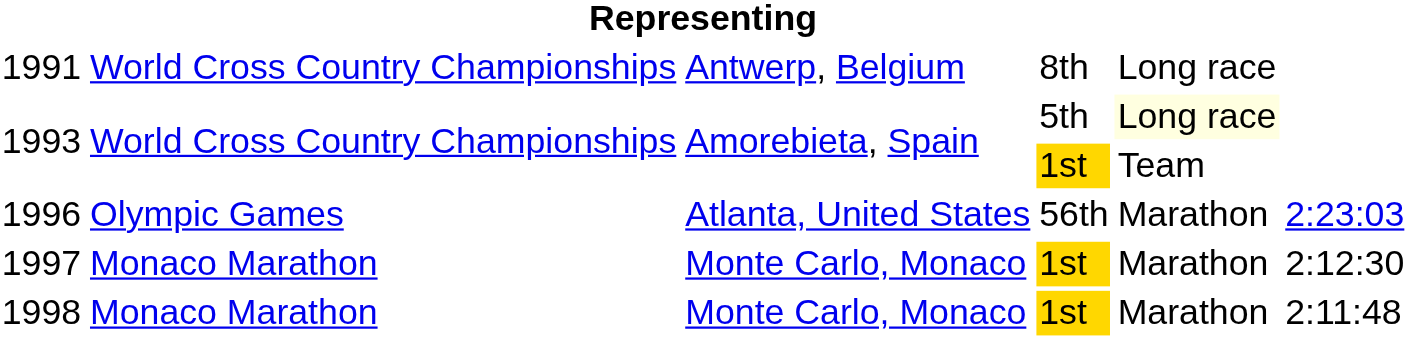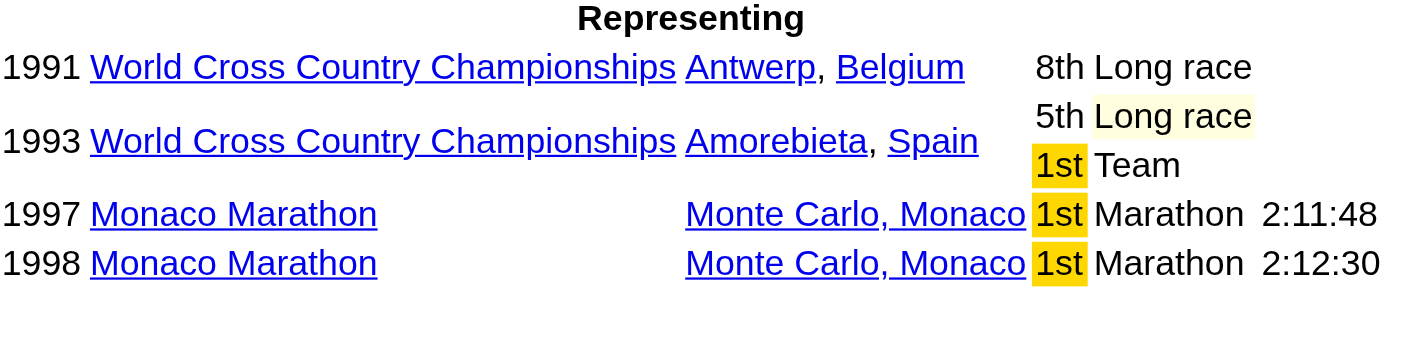- row: (41, 214)
(1345, 263) 2:12:30 -> (1320, 214) 2:11:48
(1343, 312) 2:11:48 -> (1321, 263) 2:12:30
